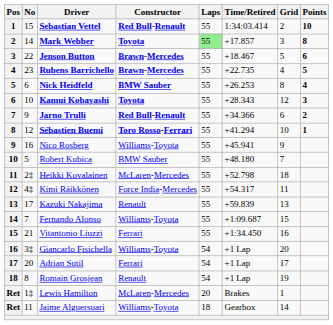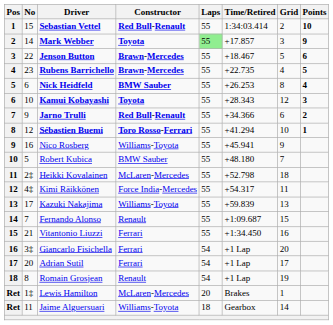(305, 41) 8 -> (305, 41) 9
(132, 204) Renault -> (148, 204) Williams-Toyota
(148, 218) Williams-Toyota -> (132, 218) Renault
(148, 248) Williams-Toyota -> (130, 248) Ferrari
